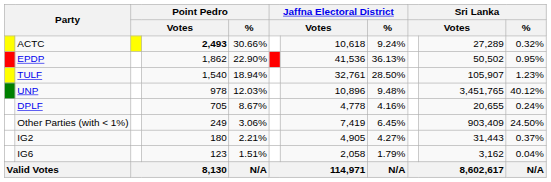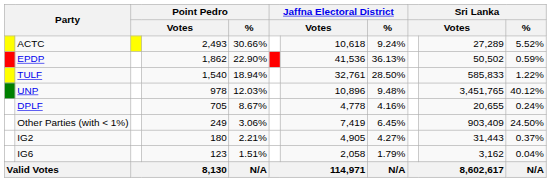(214, 43) bold -> (214, 43) normal
(530, 43) 0.32% -> (530, 43) 5.52%
(530, 59) 0.95% -> (530, 59) 0.59%
(486, 75) 105,907 -> (486, 75) 585,833
(530, 75) 1.23% -> (530, 75) 1.22%
